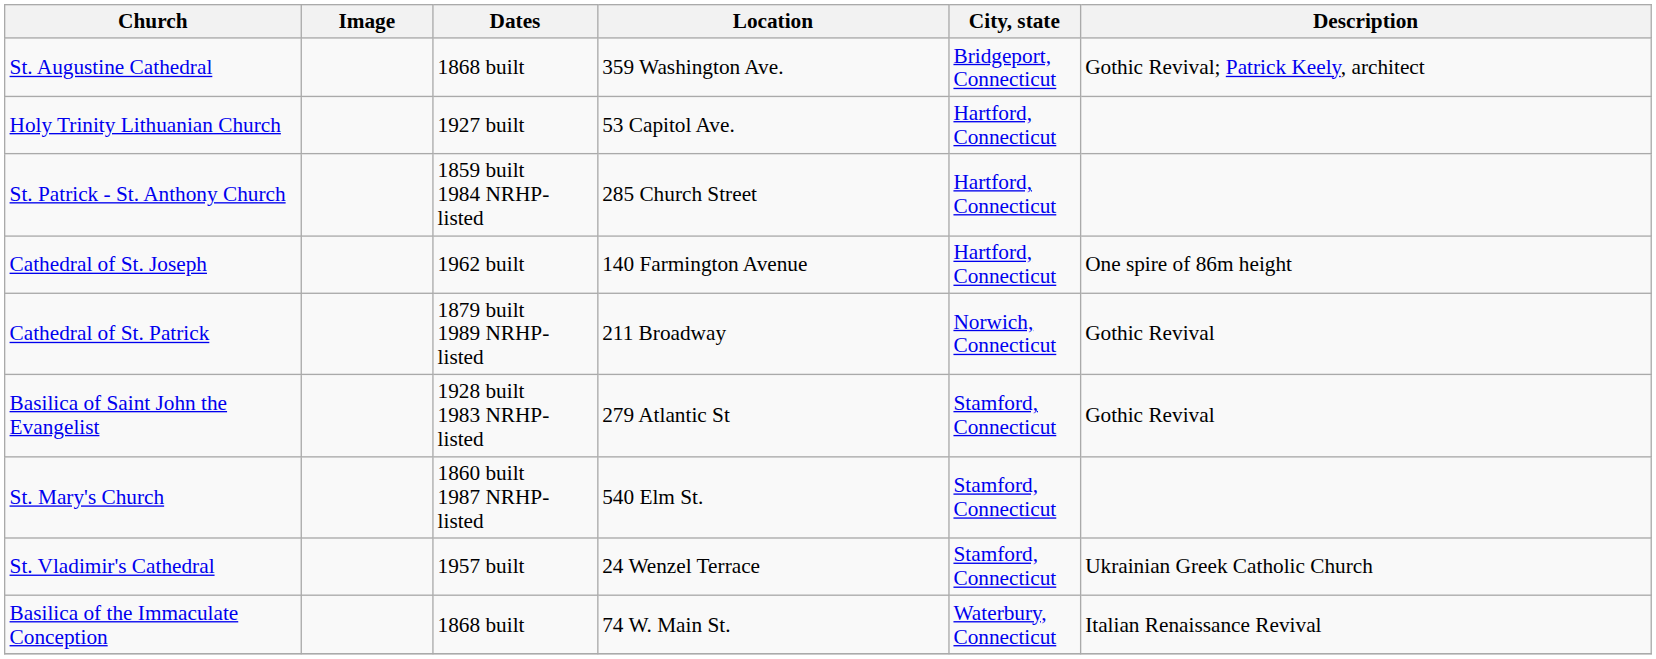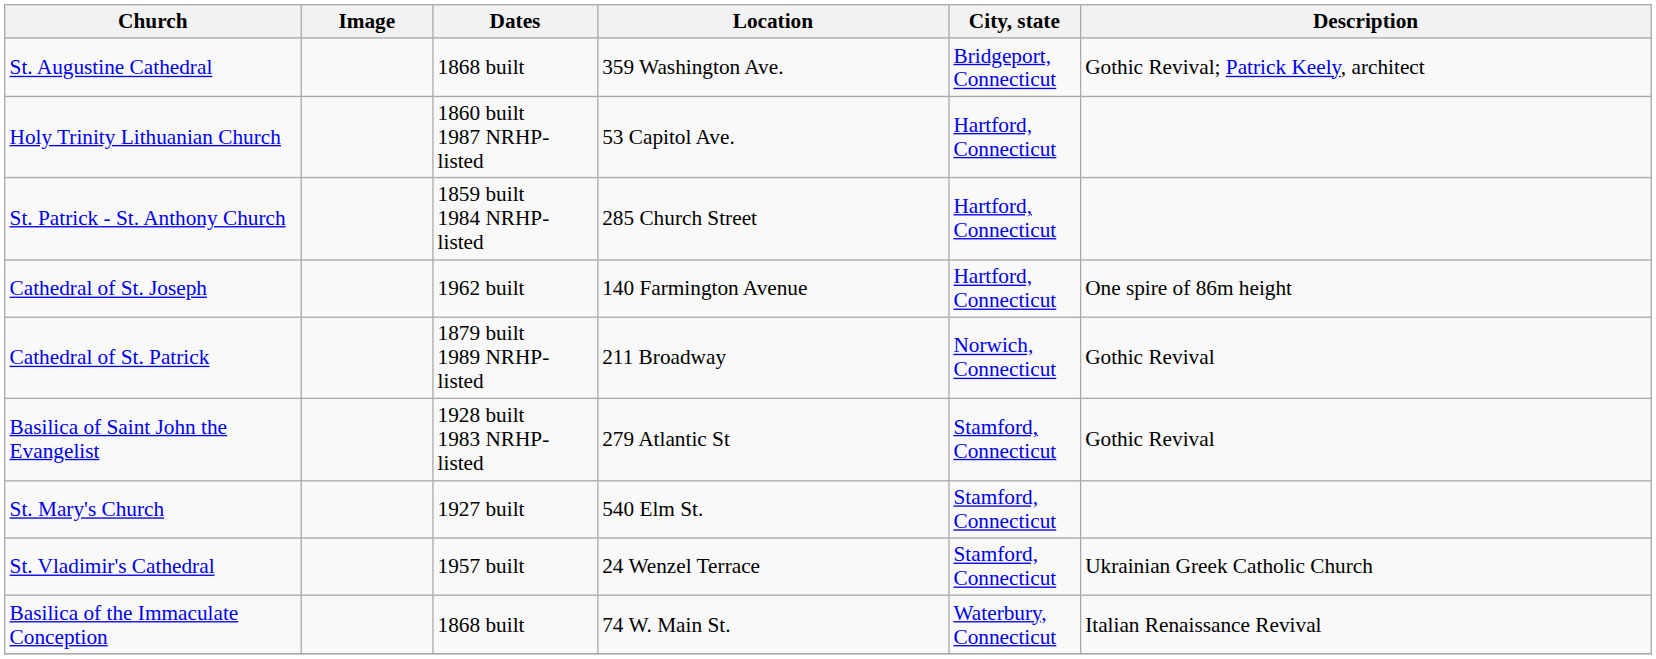(481, 124) 1927 built -> (493, 136) 1860 built 1987 NRHP-listed
(493, 497) 1860 built 1987 NRHP-listed -> (481, 508) 1927 built
